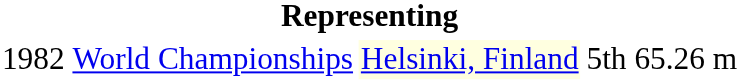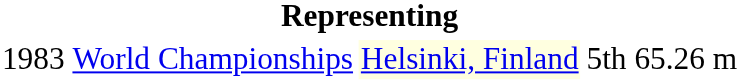(33, 59) 1982 -> (33, 59) 1983
